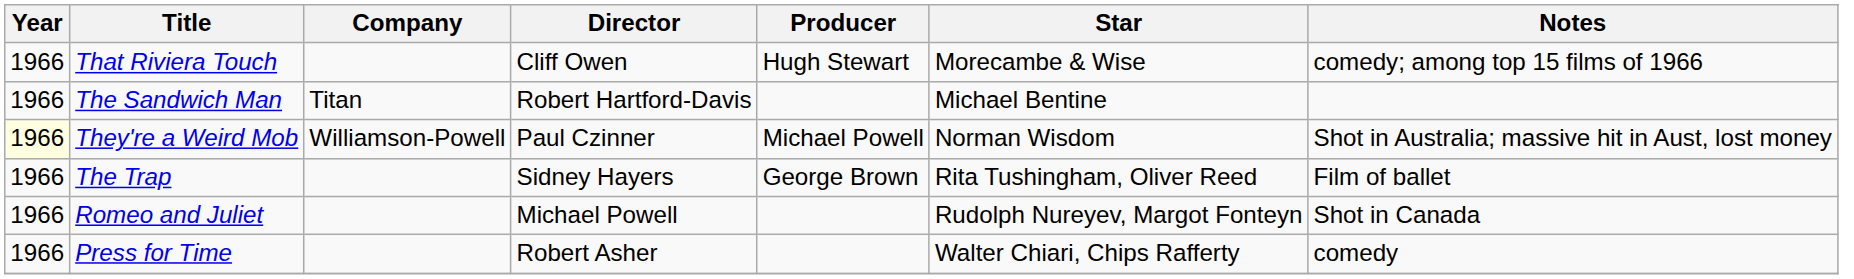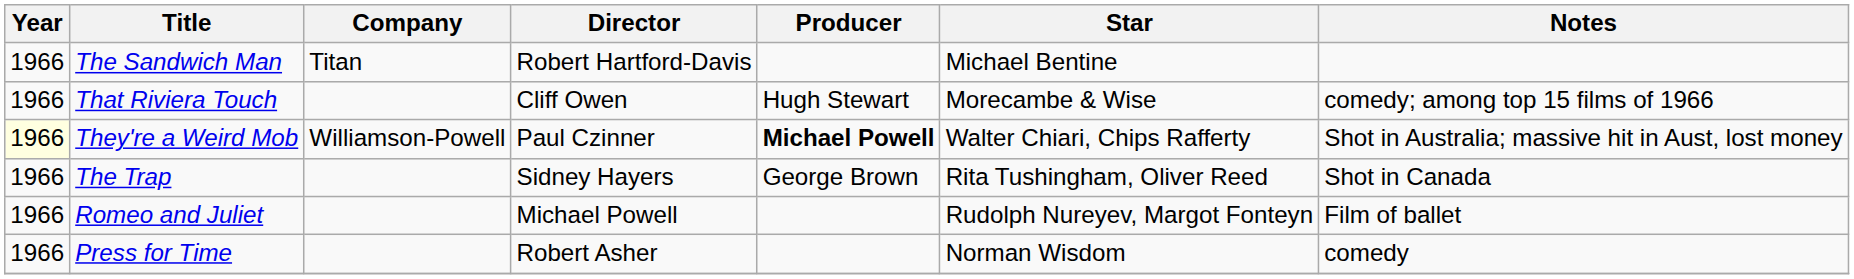rows swapped: (176, 61) <-> (179, 100)
(843, 138) normal -> (849, 138) bold
(1025, 138) Norman Wisdom -> (1098, 138) Walter Chiari, Chips Rafferty
(1382, 176) Film of ballet -> (1408, 176) Shot in Canada
(1397, 215) Shot in Canada -> (1393, 215) Film of ballet
(1087, 253) Walter Chiari, Chips Rafferty -> (1036, 253) Norman Wisdom
